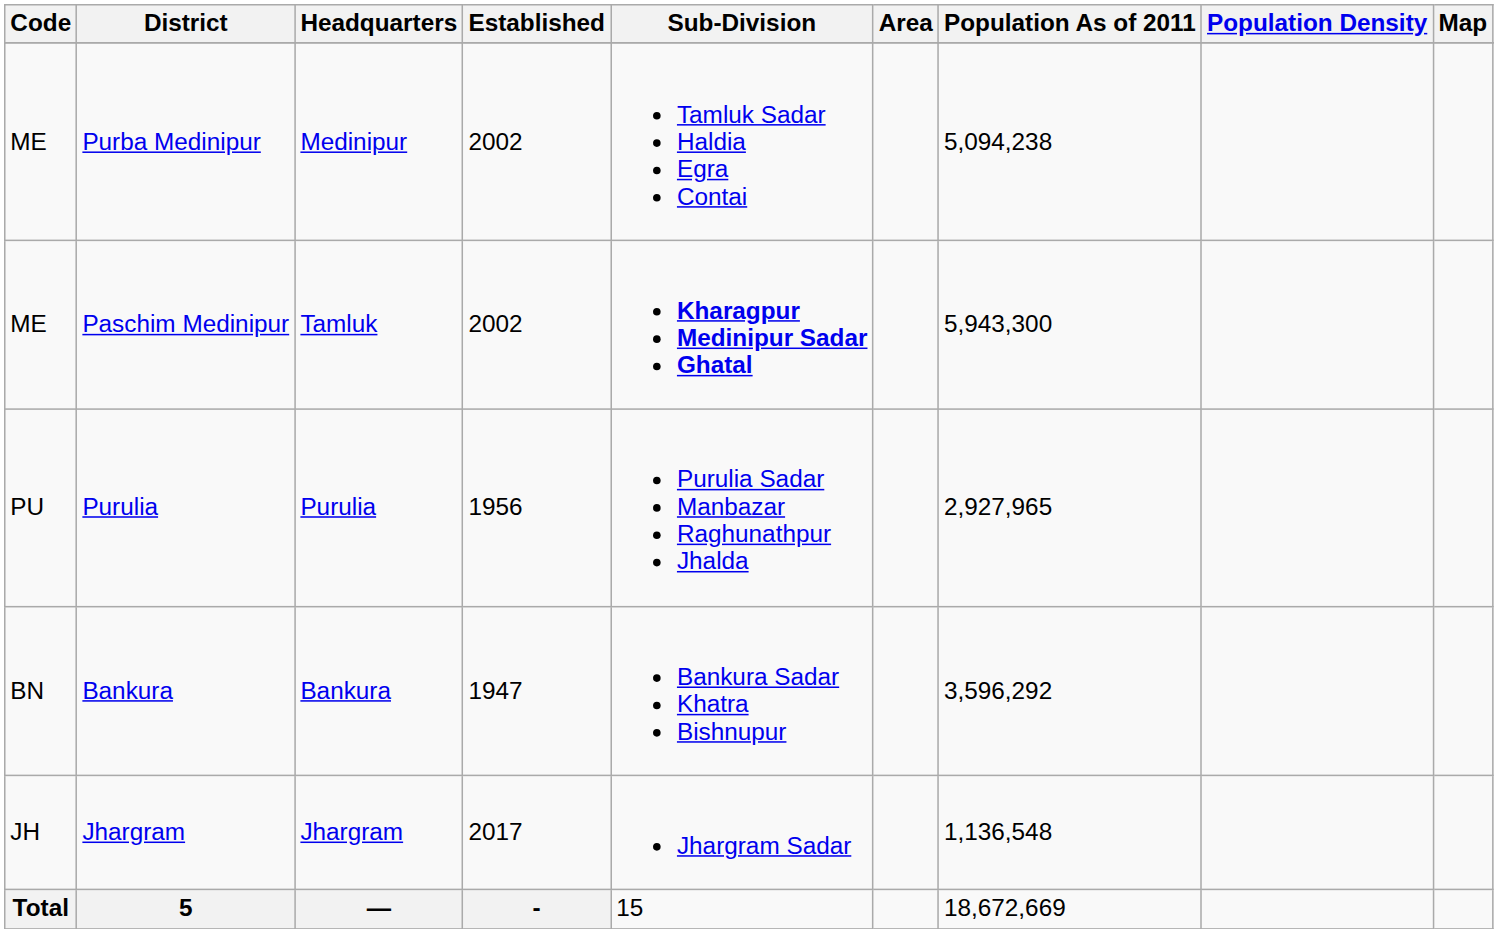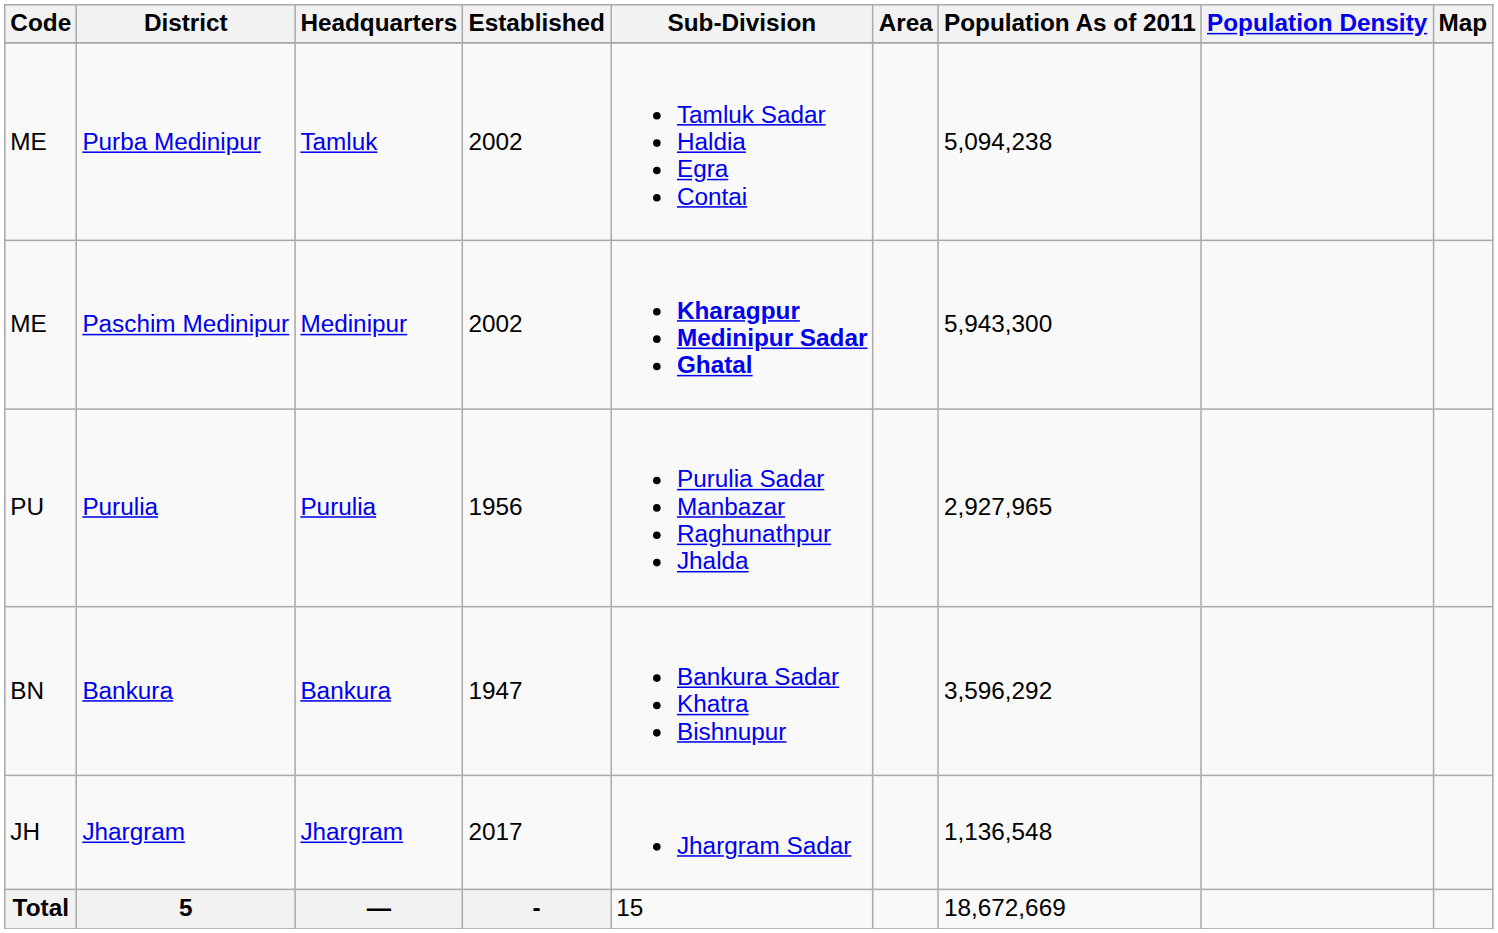(354, 141) Medinipur -> (339, 141) Tamluk
(339, 324) Tamluk -> (354, 324) Medinipur
